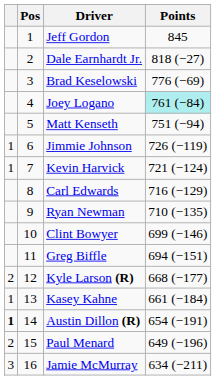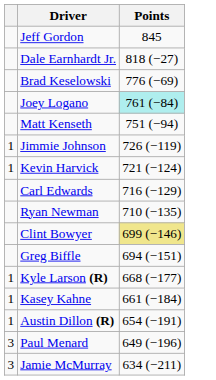- column: (30, 15)
(178, 233) no background -> (152, 233) khaki background
(11, 277) 2 -> (11, 277) 1
(11, 320) bold -> (11, 320) normal
(11, 342) 2 -> (11, 342) 3
